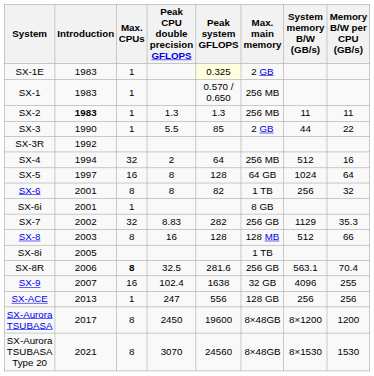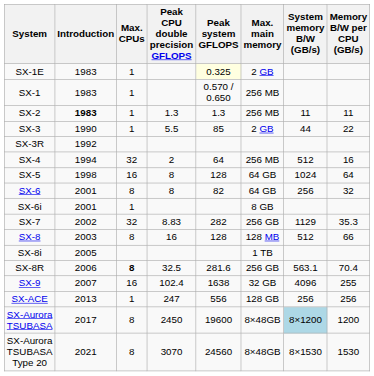(86, 175) 1997 -> (86, 175) 1998
(262, 190) 1 TB -> (262, 190) 64 GB
(305, 320) no background -> (305, 320) lightblue background
